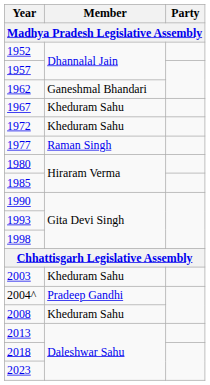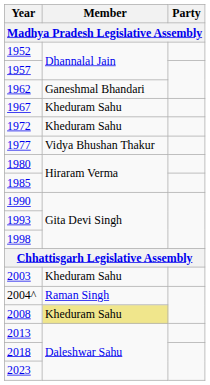(79, 145) Raman Singh -> (100, 145) Vidya Bhushan Thakur
(85, 295) Pradeep Gandhi -> (77, 295) Raman Singh
(85, 314) no background -> (83, 314) khaki background
